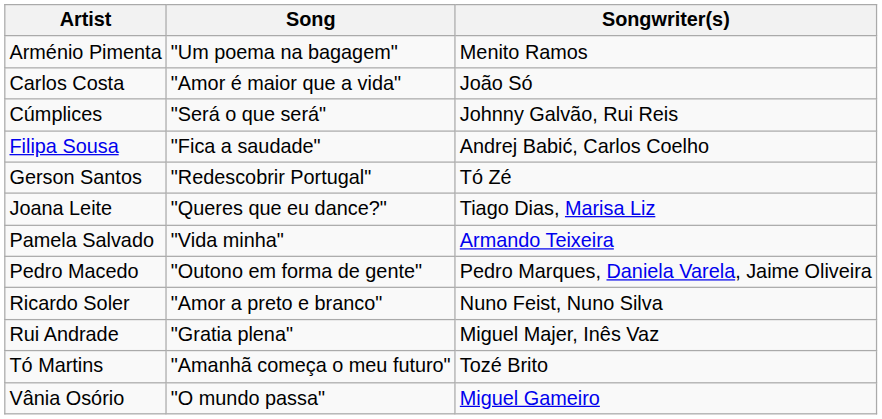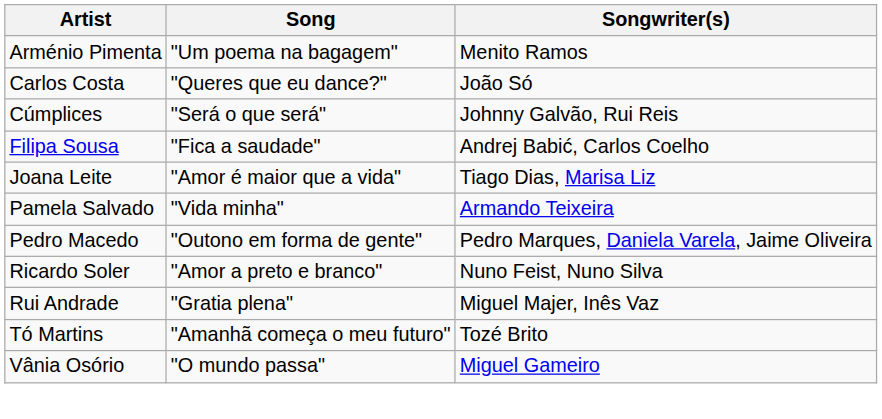(286, 83) "Amor é maior que a vida" -> (279, 83) "Queres que eu dance?"
- row: (76, 177)
(279, 209) "Queres que eu dance?" -> (286, 177) "Amor é maior que a vida"
